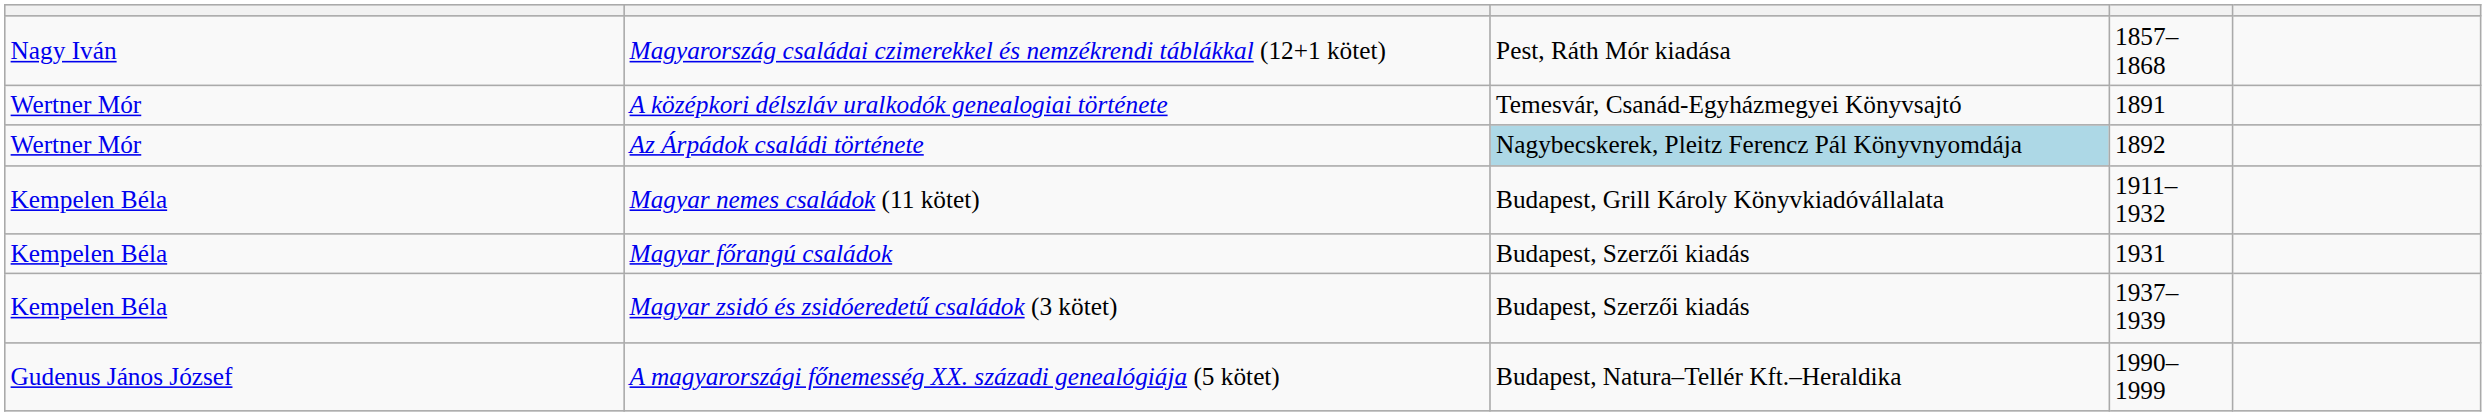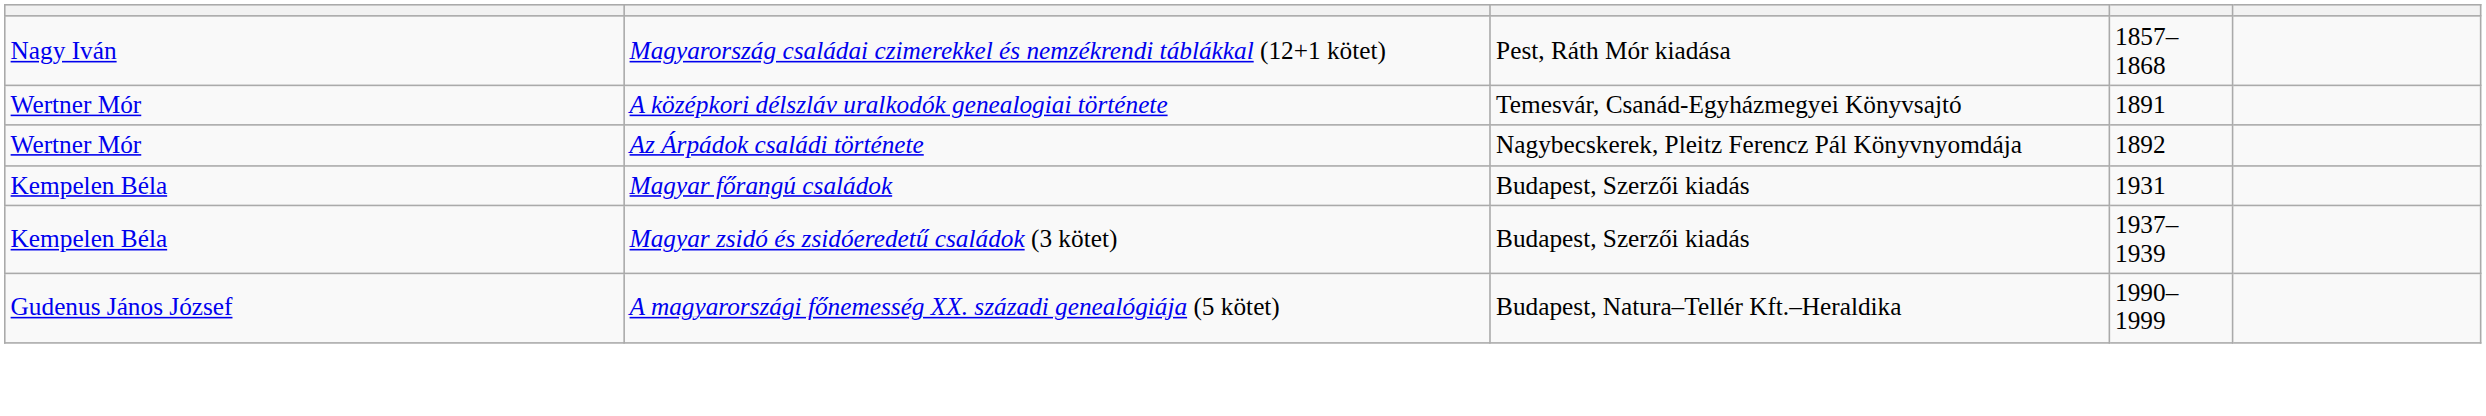(1759, 144) lightblue background -> (1759, 144) no background
- row: (805, 199)
